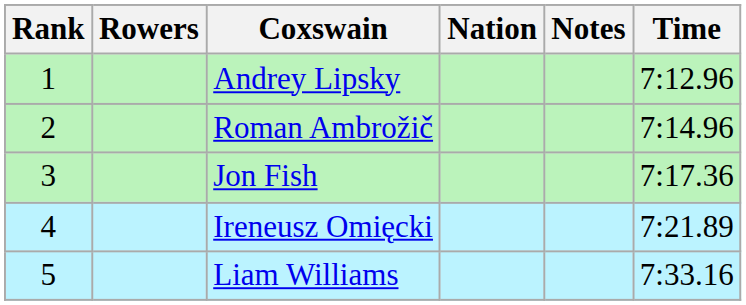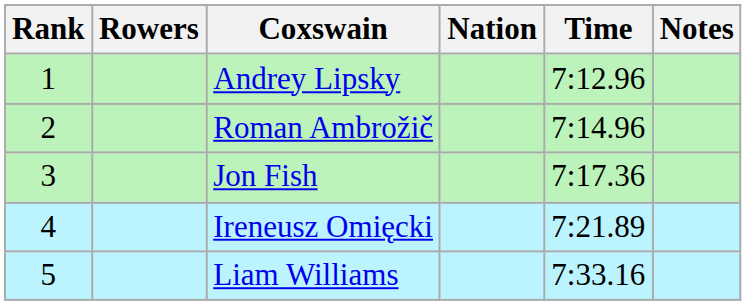columns swapped: (687, 29) <-> (588, 29)
